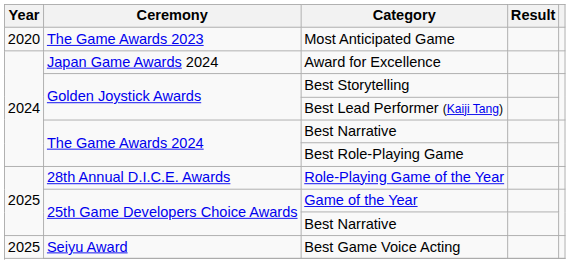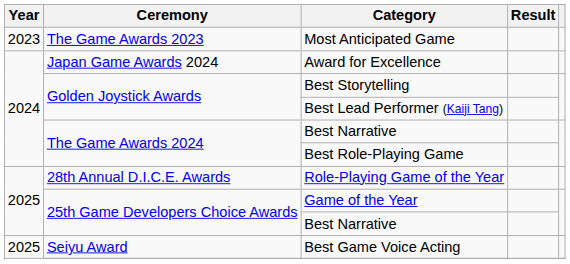(24, 39) 2020 -> (24, 39) 2023
